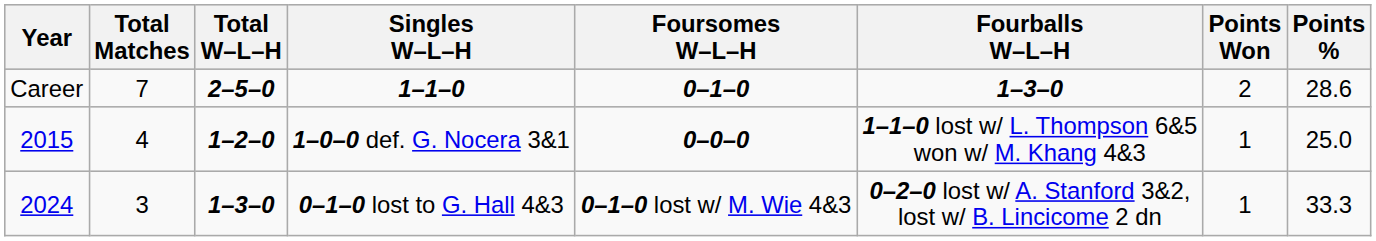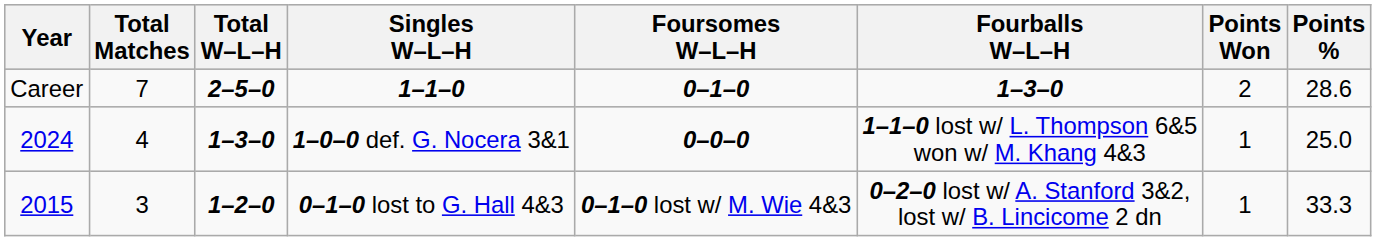(47, 139) 2015 -> (47, 139) 2024
(241, 139) 1–2–0 -> (241, 139) 1–3–0
(47, 204) 2024 -> (47, 204) 2015
(241, 204) 1–3–0 -> (241, 204) 1–2–0
